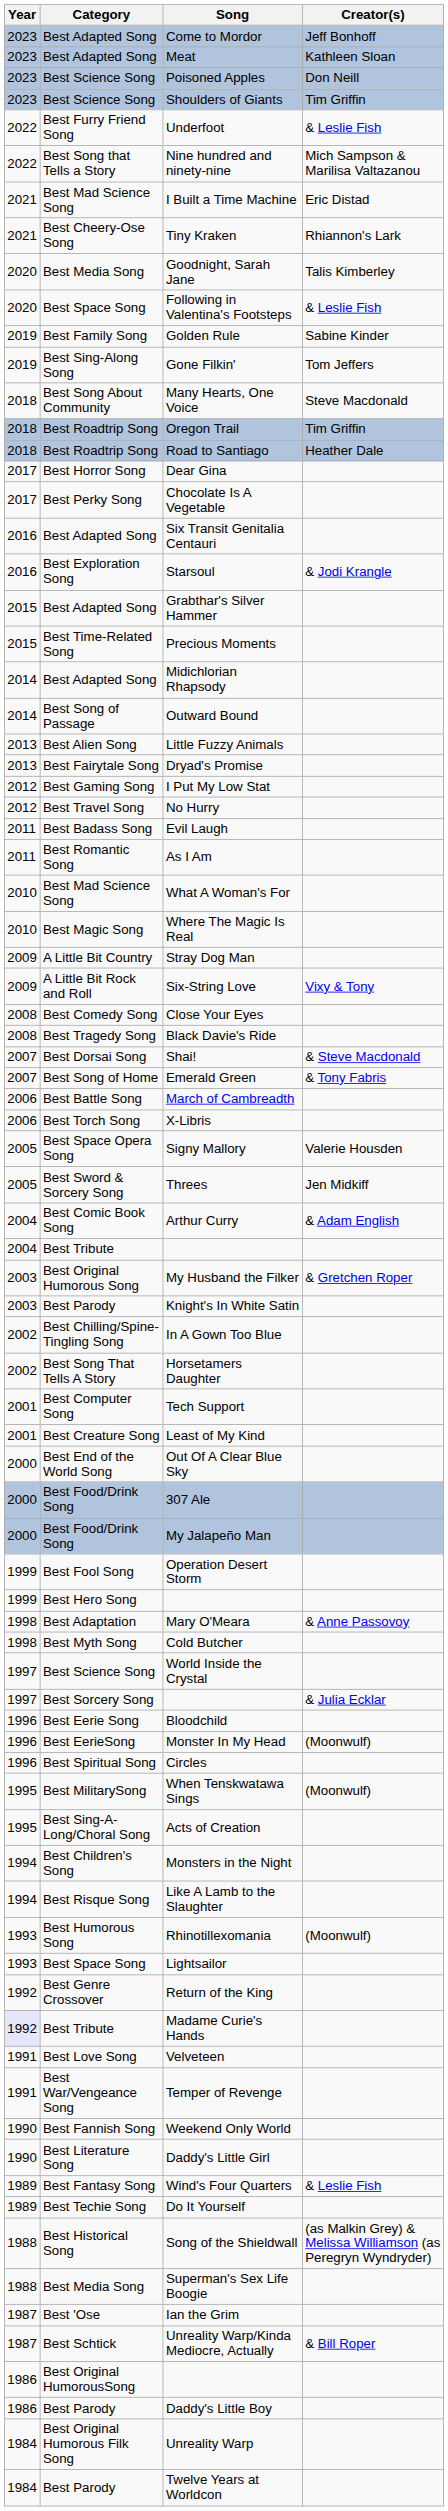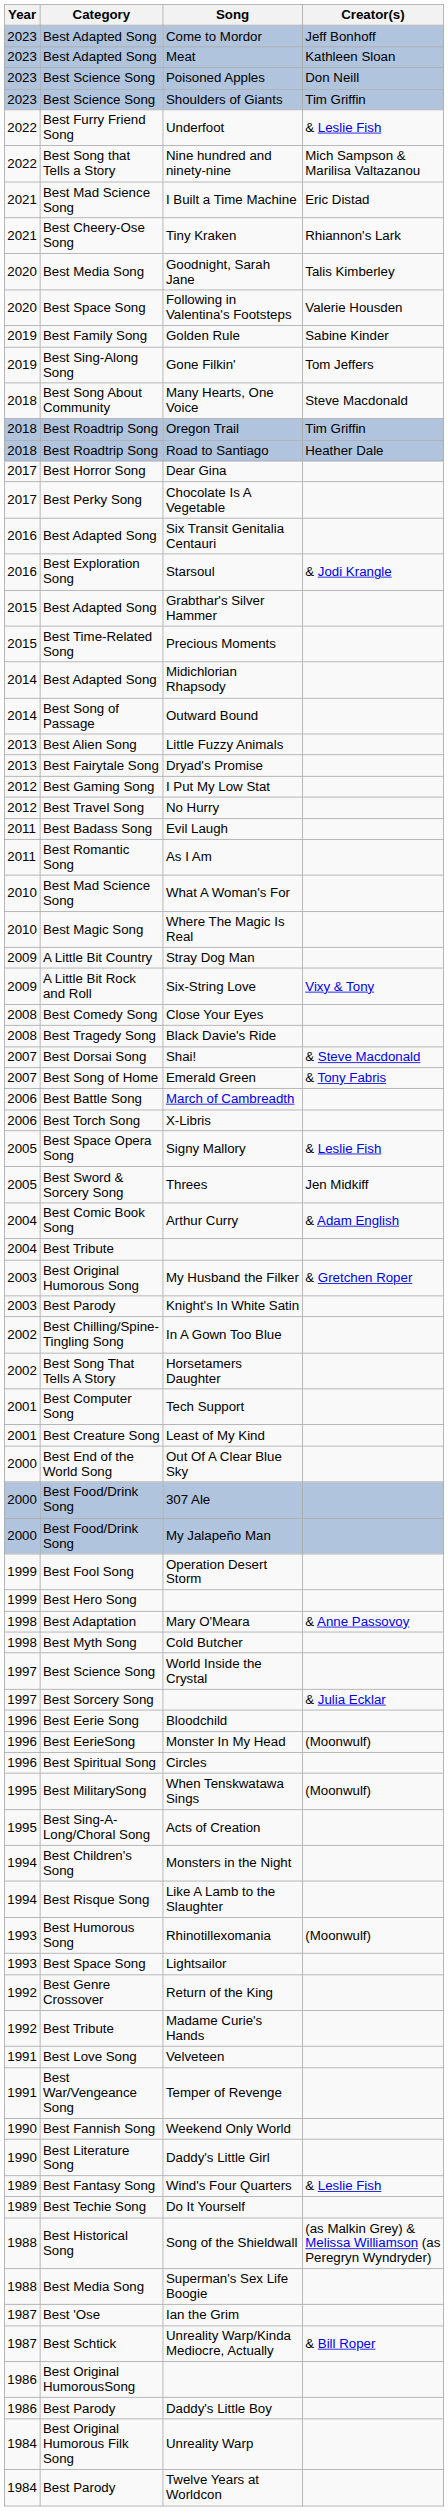(343, 307) & Leslie Fish -> (354, 307) Valerie Housden
(354, 1148) Valerie Housden -> (343, 1148) & Leslie Fish
(22, 2028) lavender background -> (22, 2028) no background
